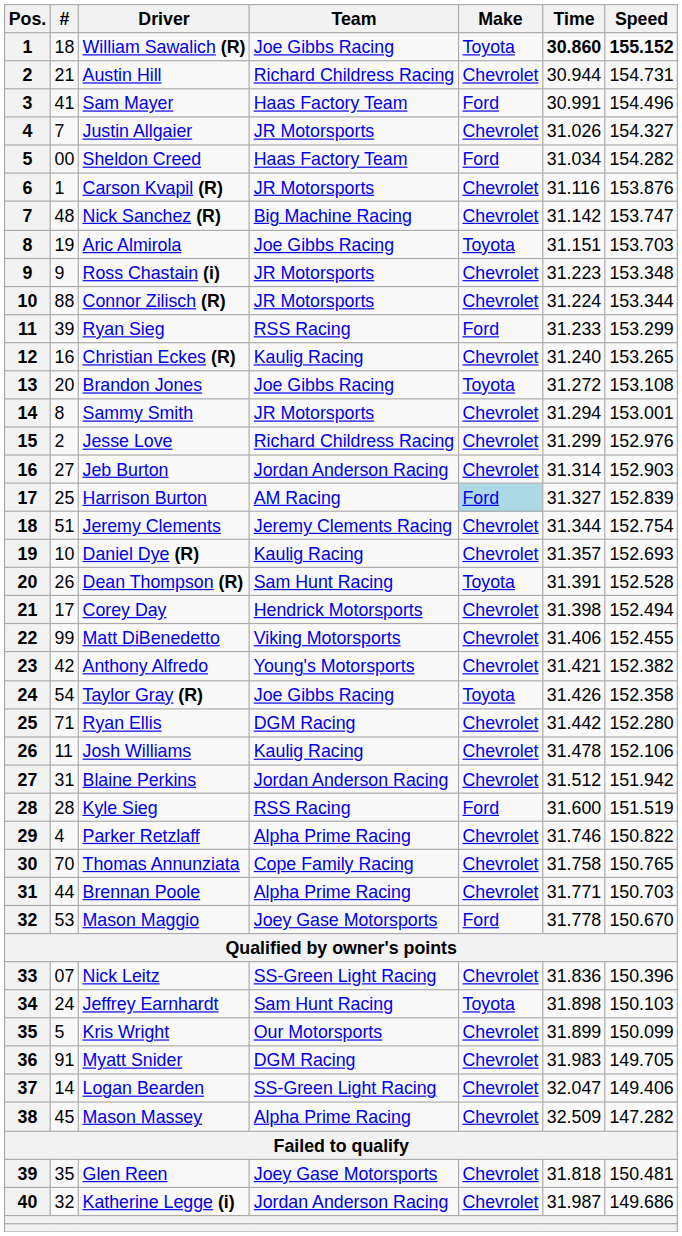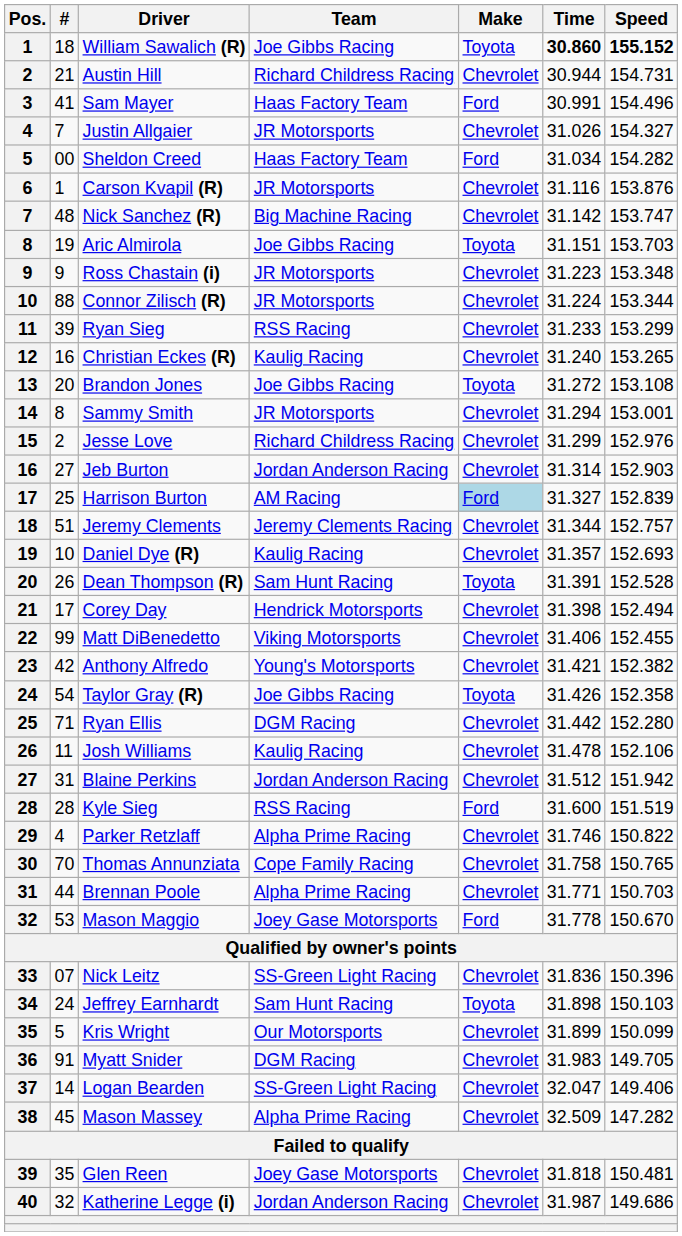(481, 329) Ford -> (501, 329) Chevrolet
(642, 526) 152.754 -> (642, 526) 152.757
